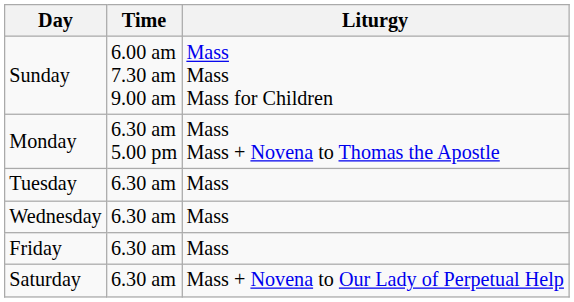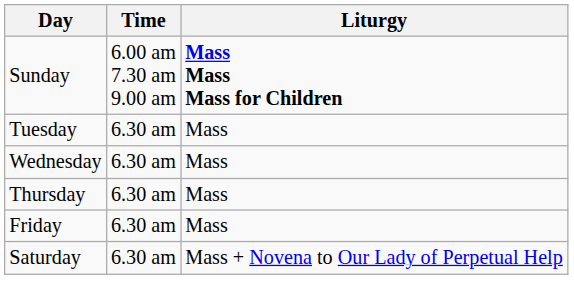(260, 75) normal -> (264, 75) bold
- row: (43, 141)
+ row: (47, 193)
